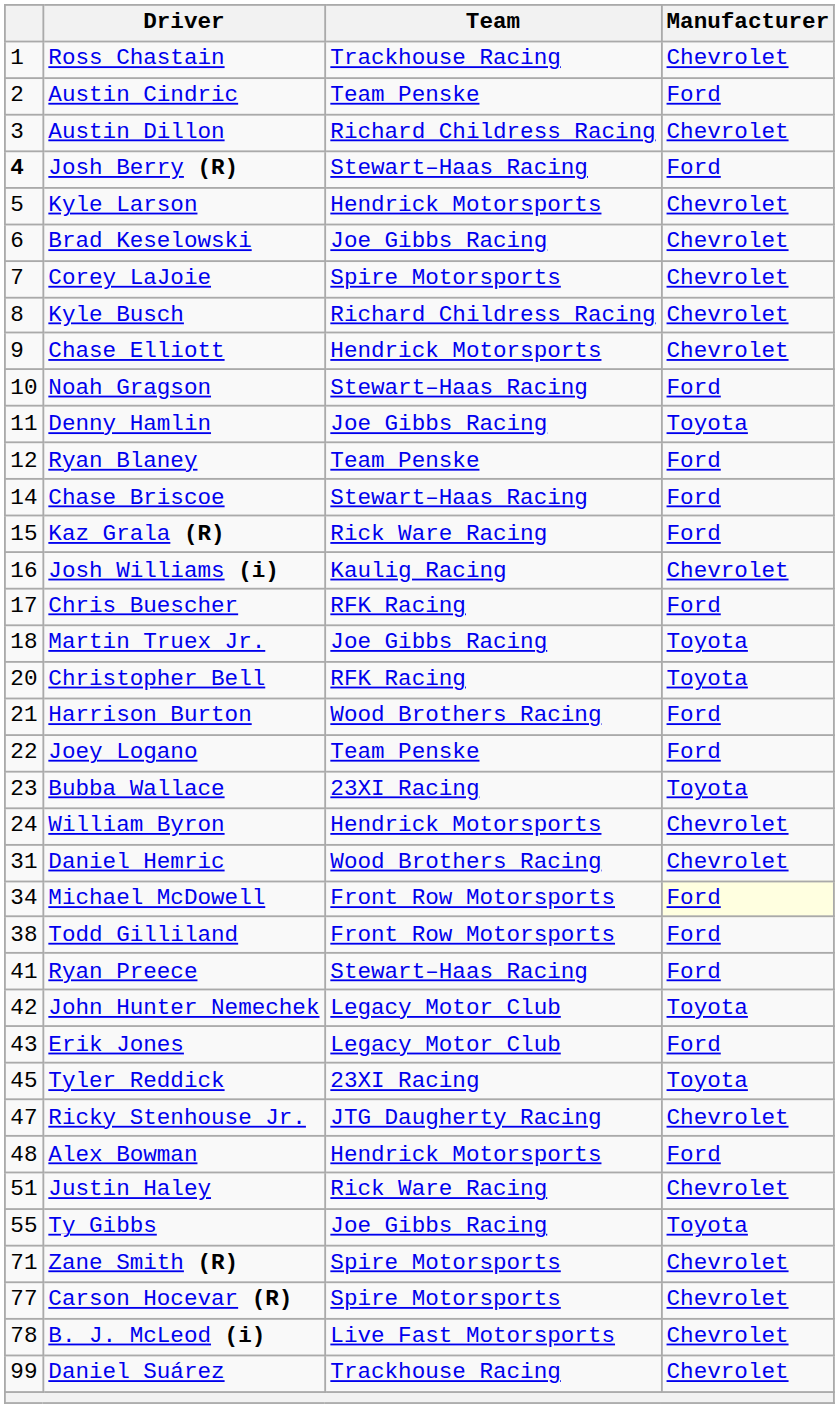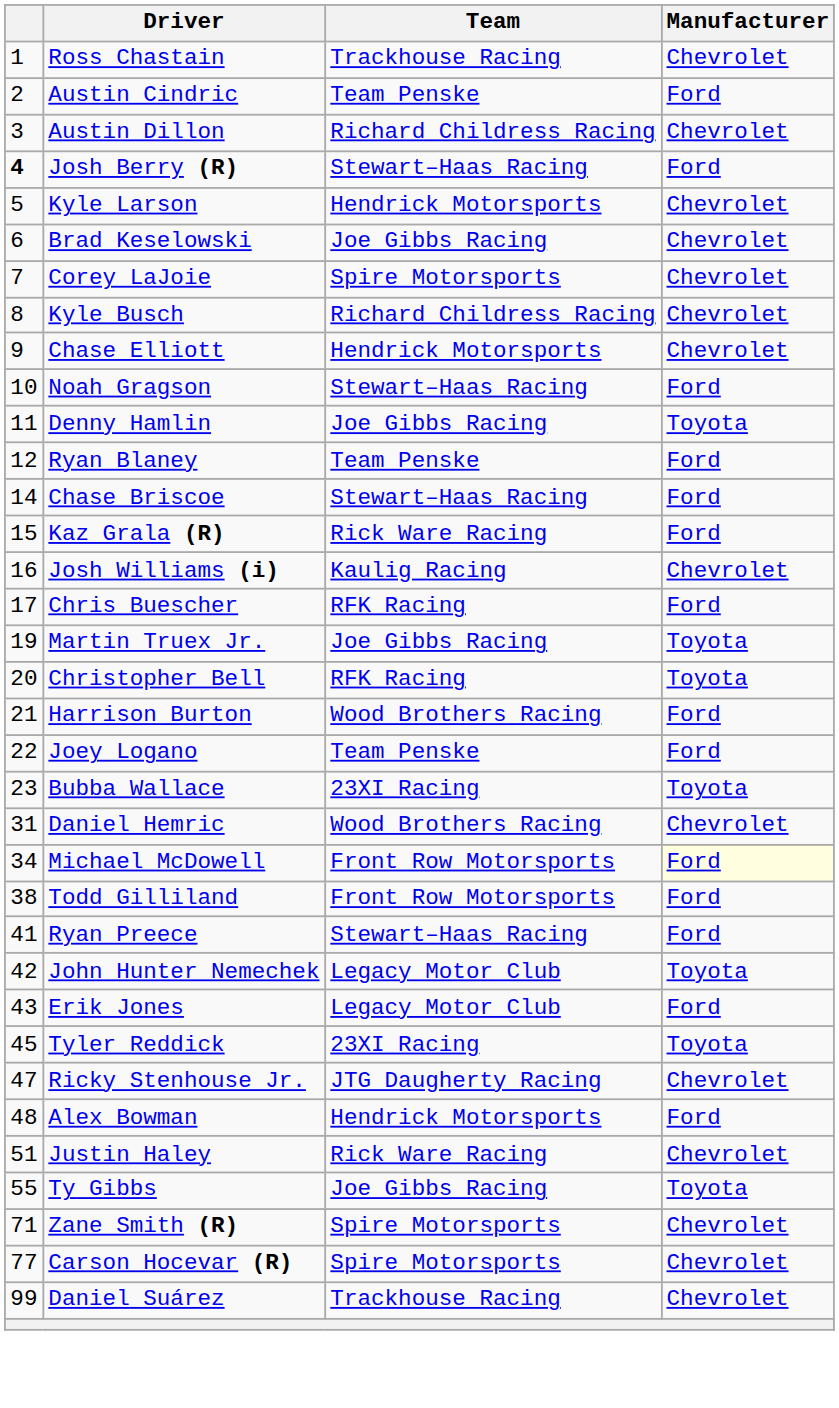(24, 644) 18 -> (24, 644) 19
- row: (136, 826)
- row: (157, 1337)
